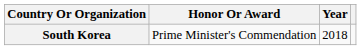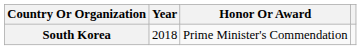columns swapped: (335, 14) <-> (234, 14)
